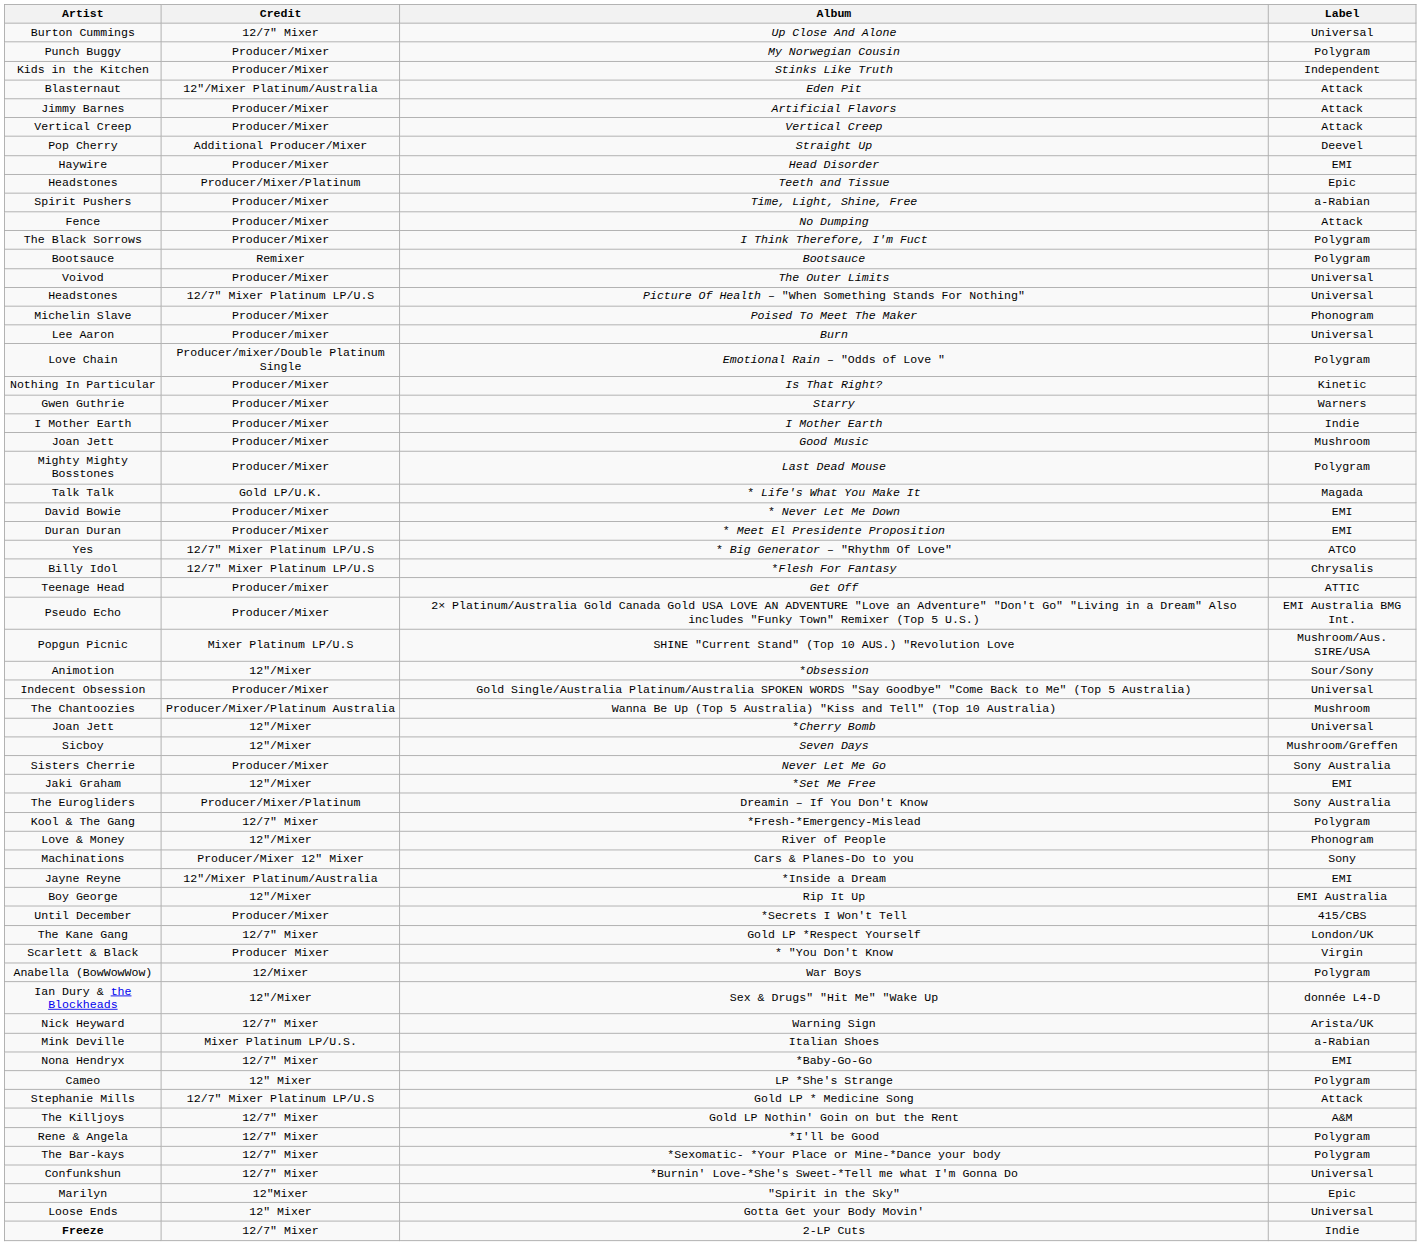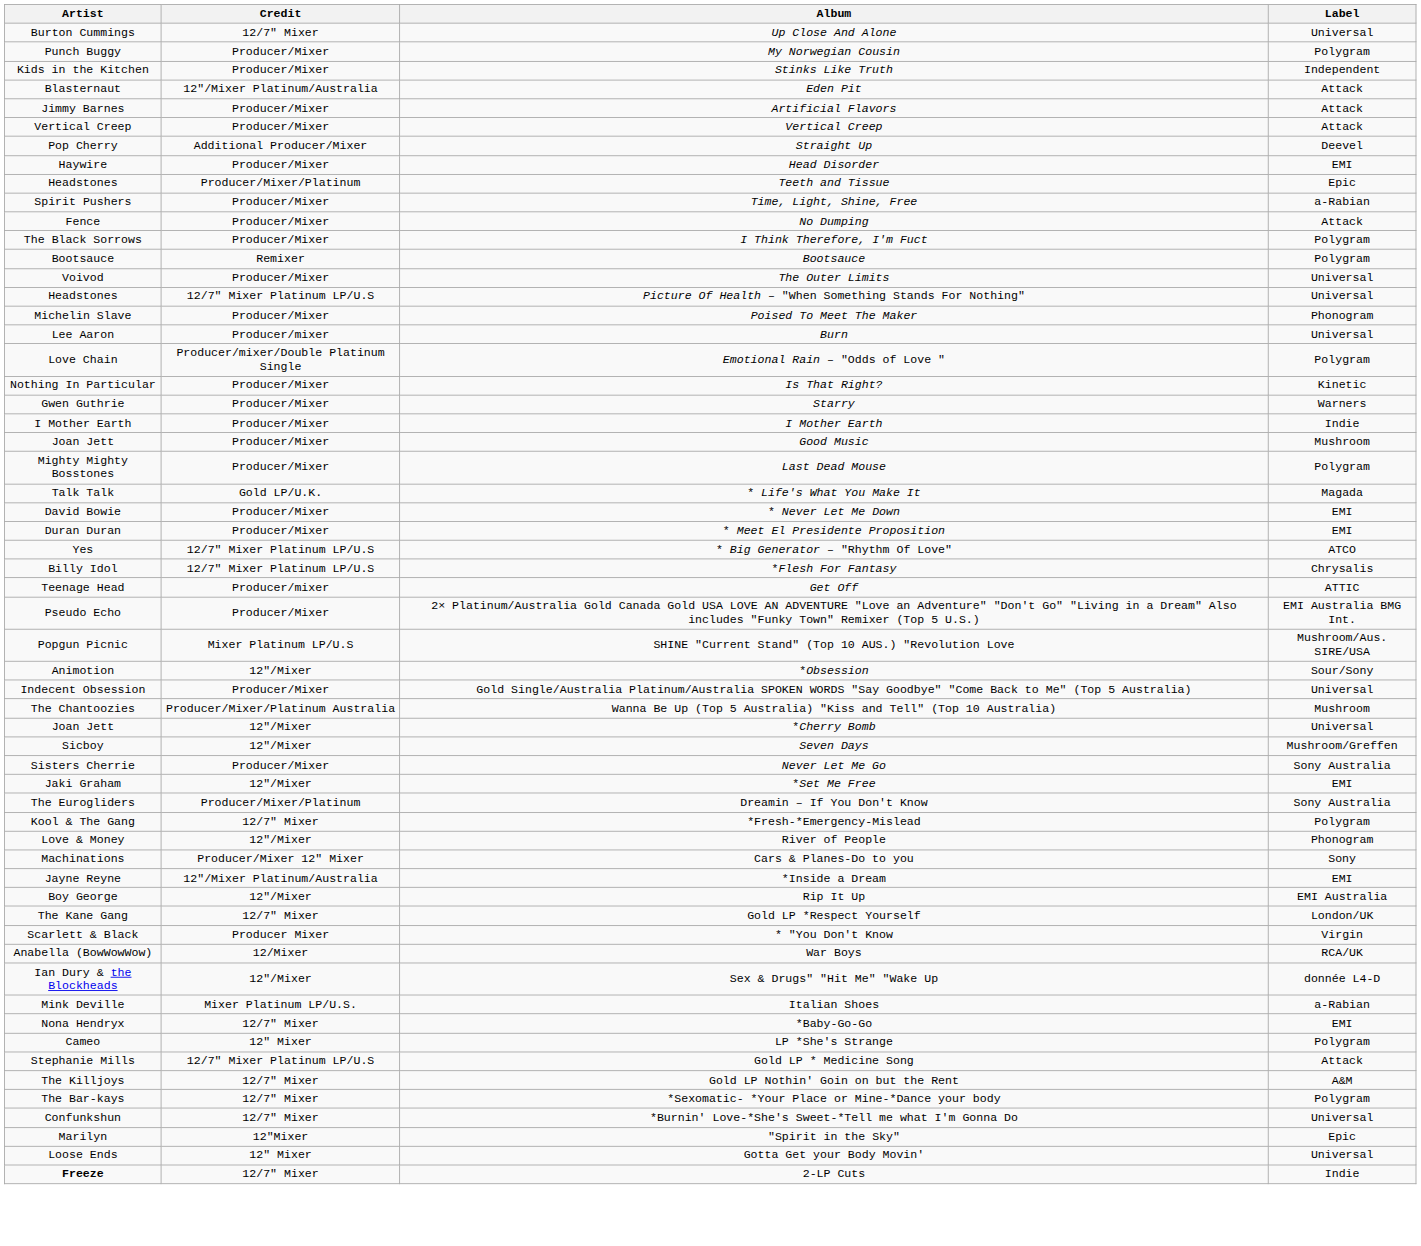- row: (834, 916)
(1342, 972) Polygram -> (1342, 954) RCA/UK
- row: (834, 1023)
- row: (834, 1137)
